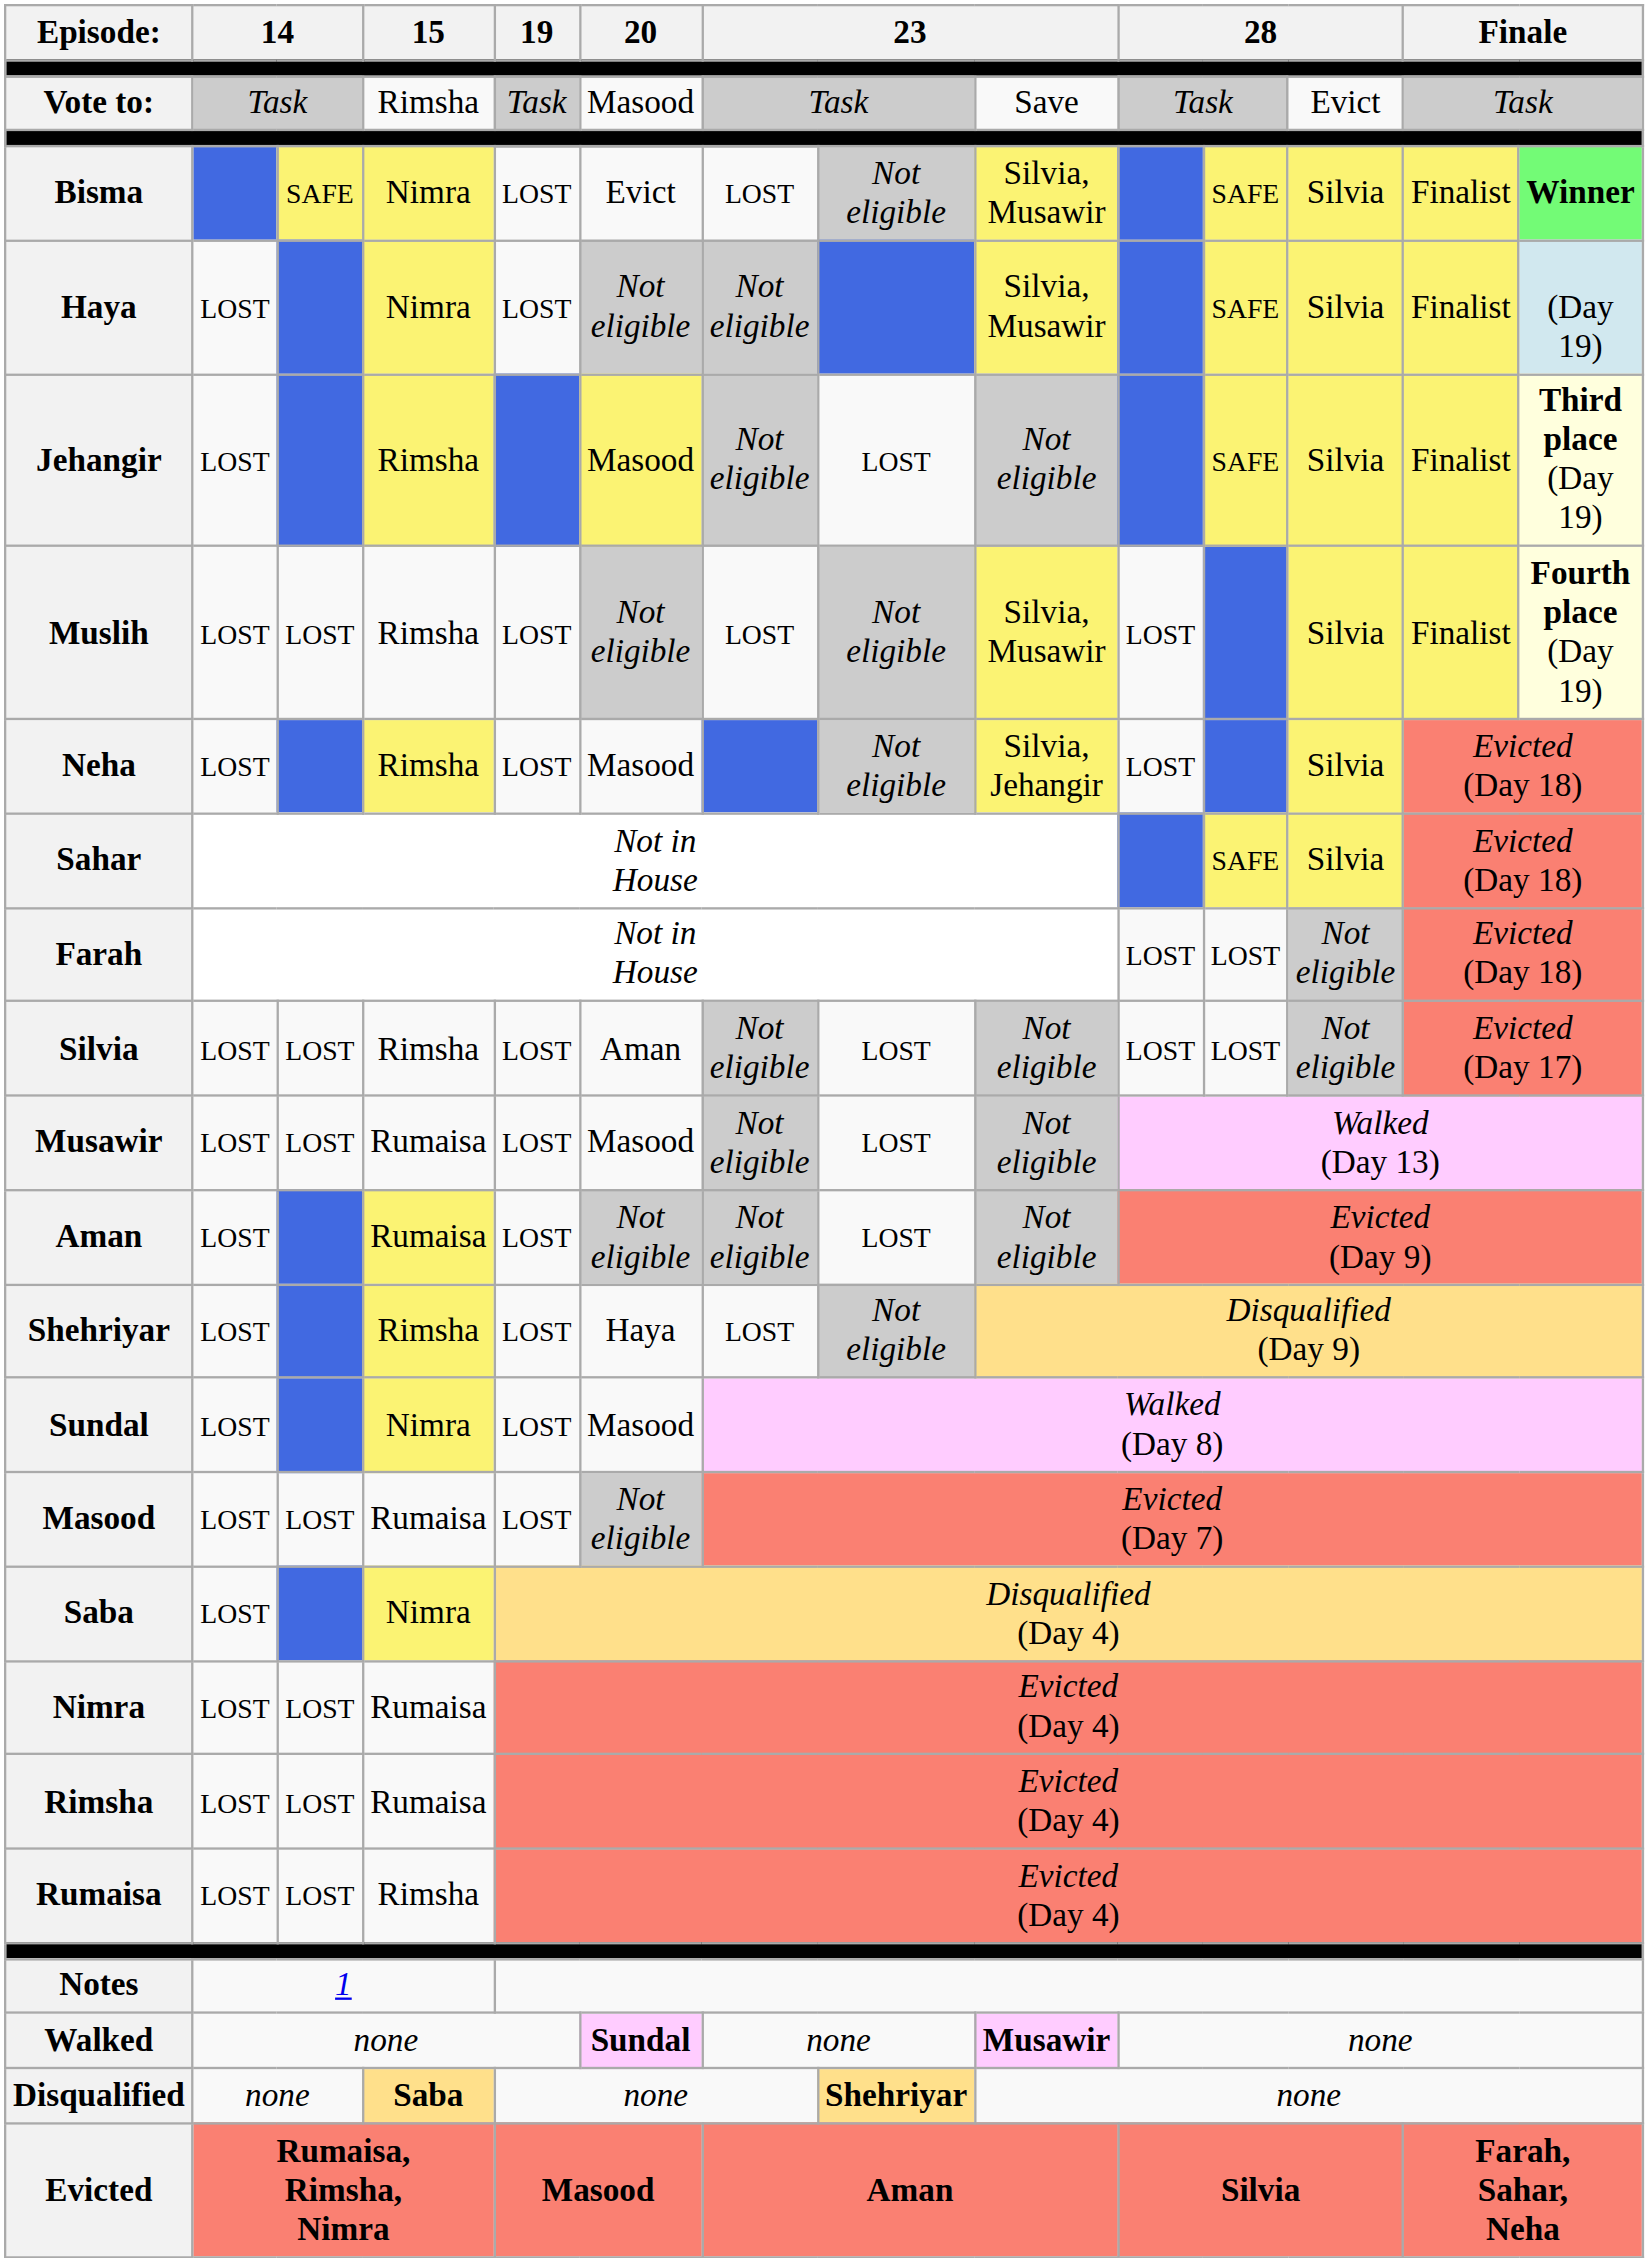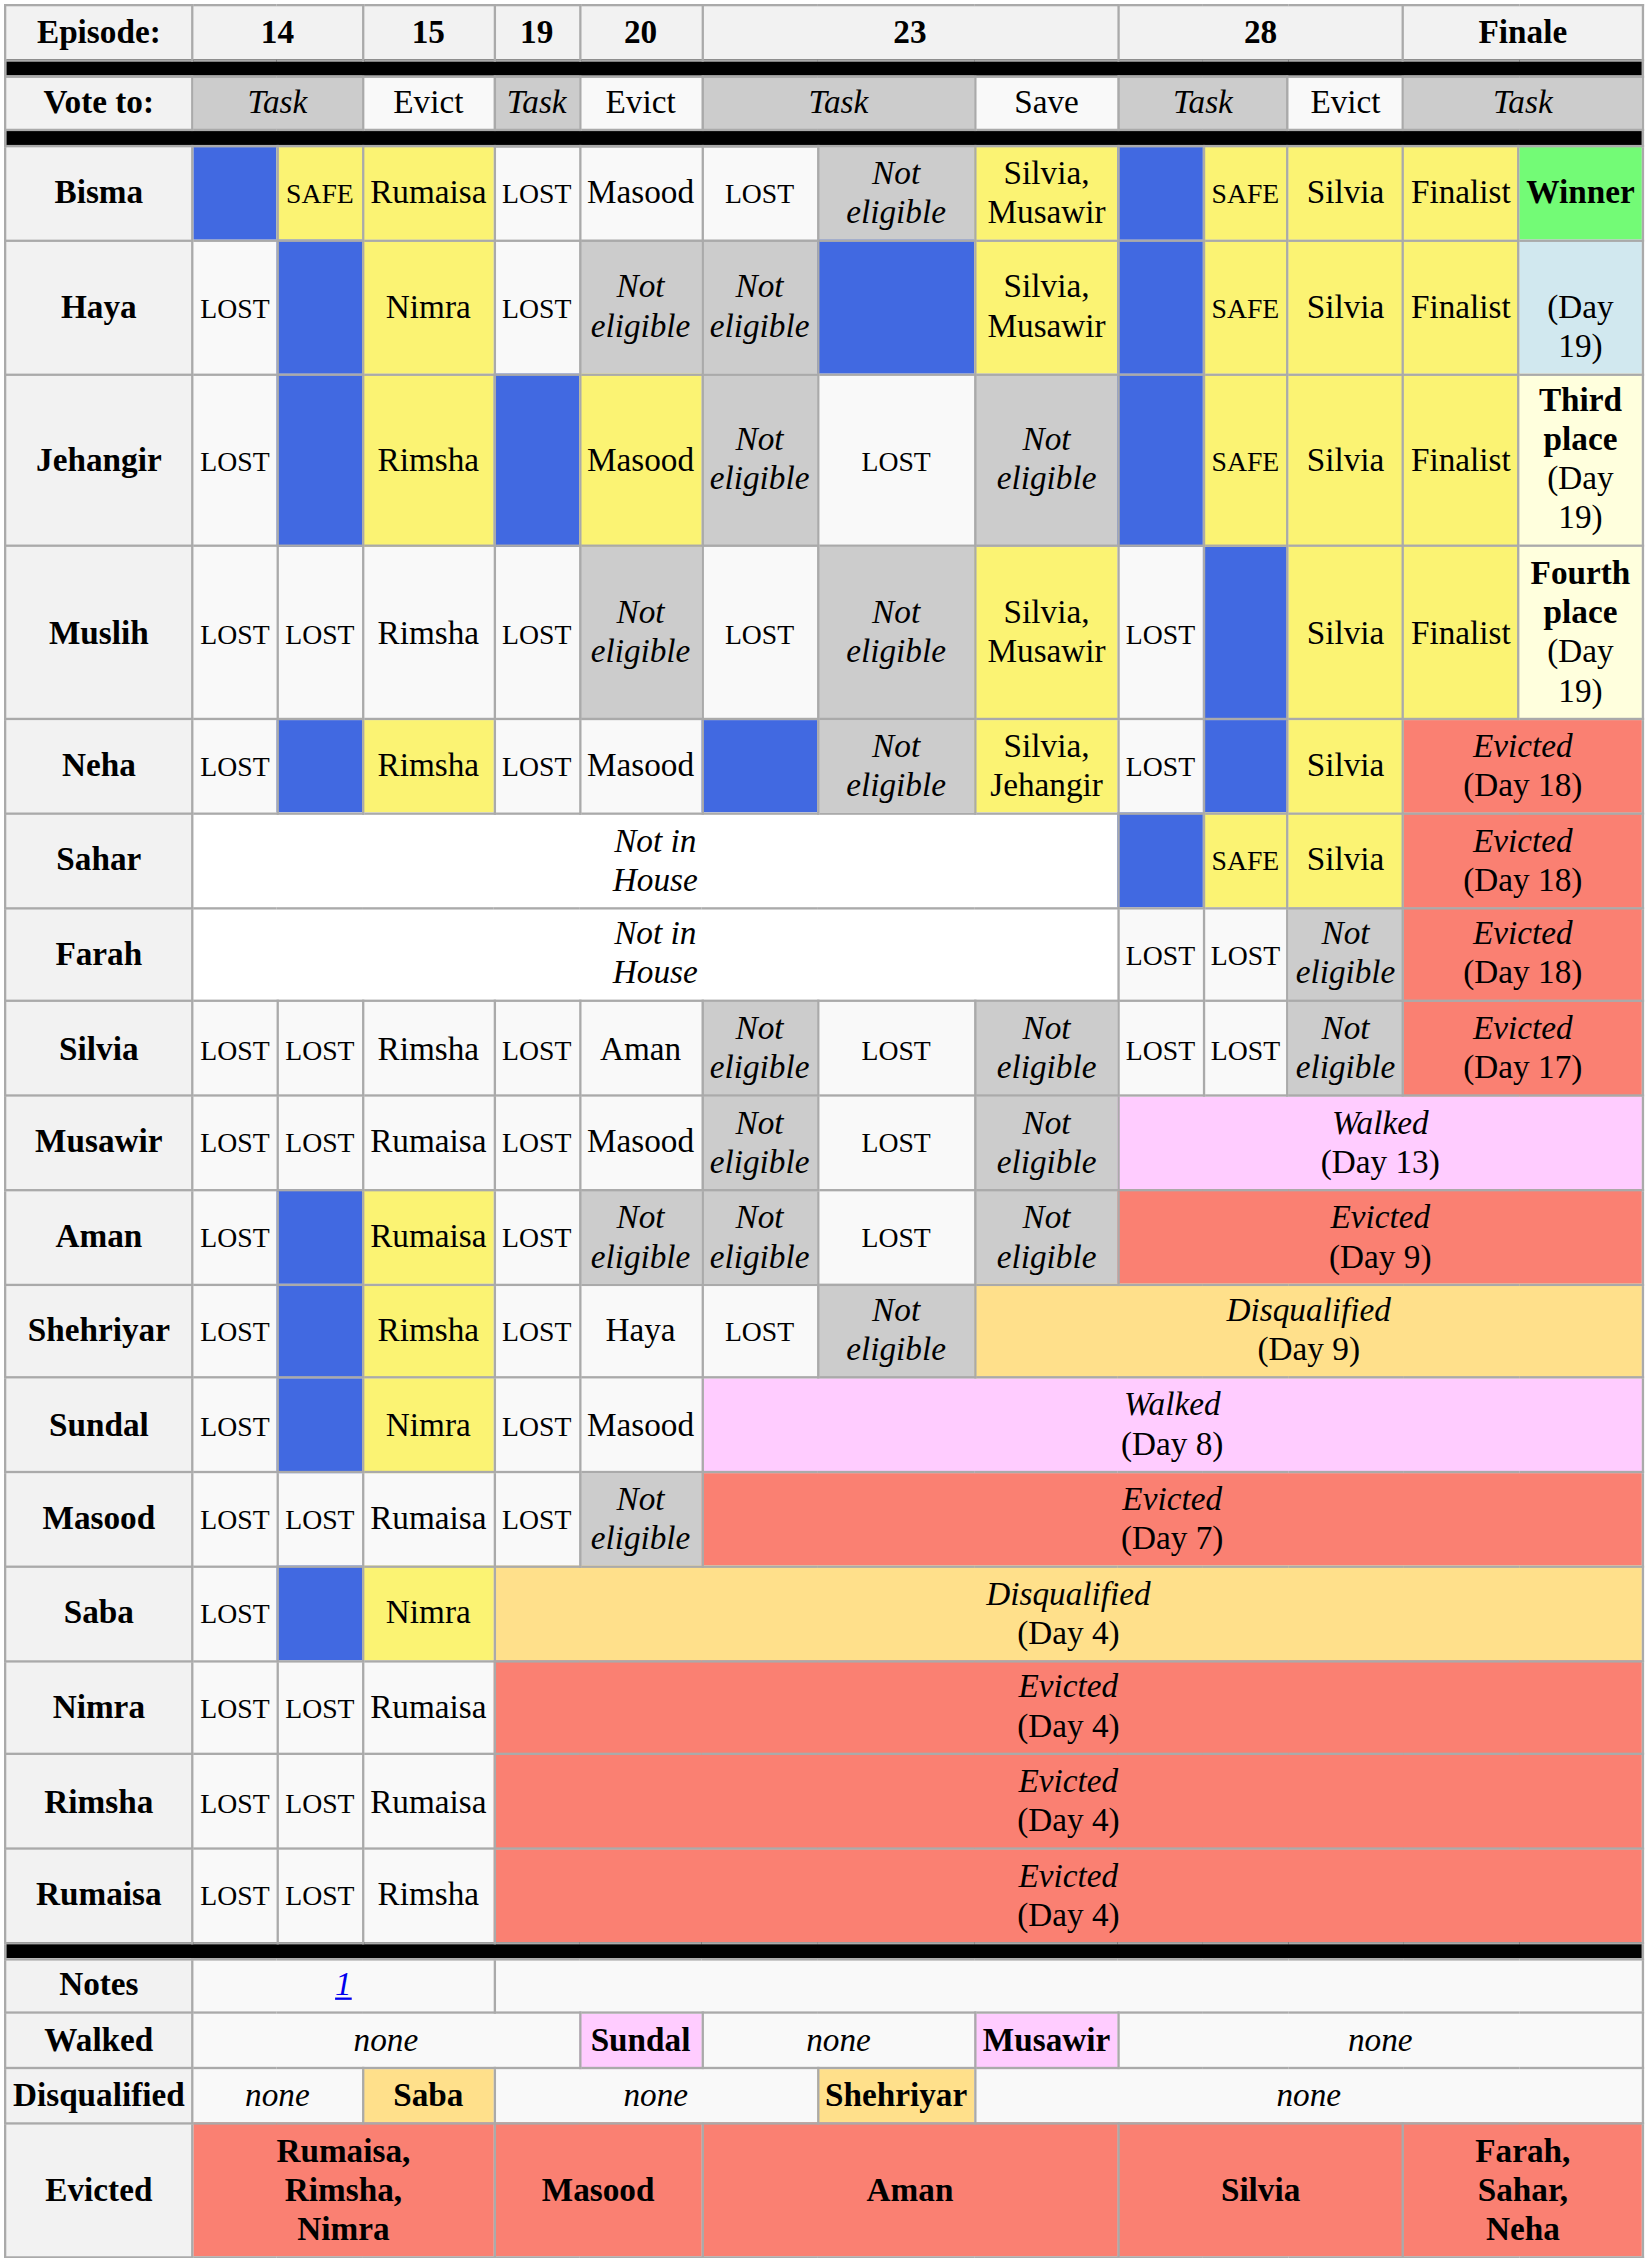(428, 102) Rimsha -> (428, 102) Evict
(641, 102) Masood -> (641, 102) Evict
(428, 192) Nimra -> (428, 192) Rumaisa
(641, 192) Evict -> (641, 192) Masood
